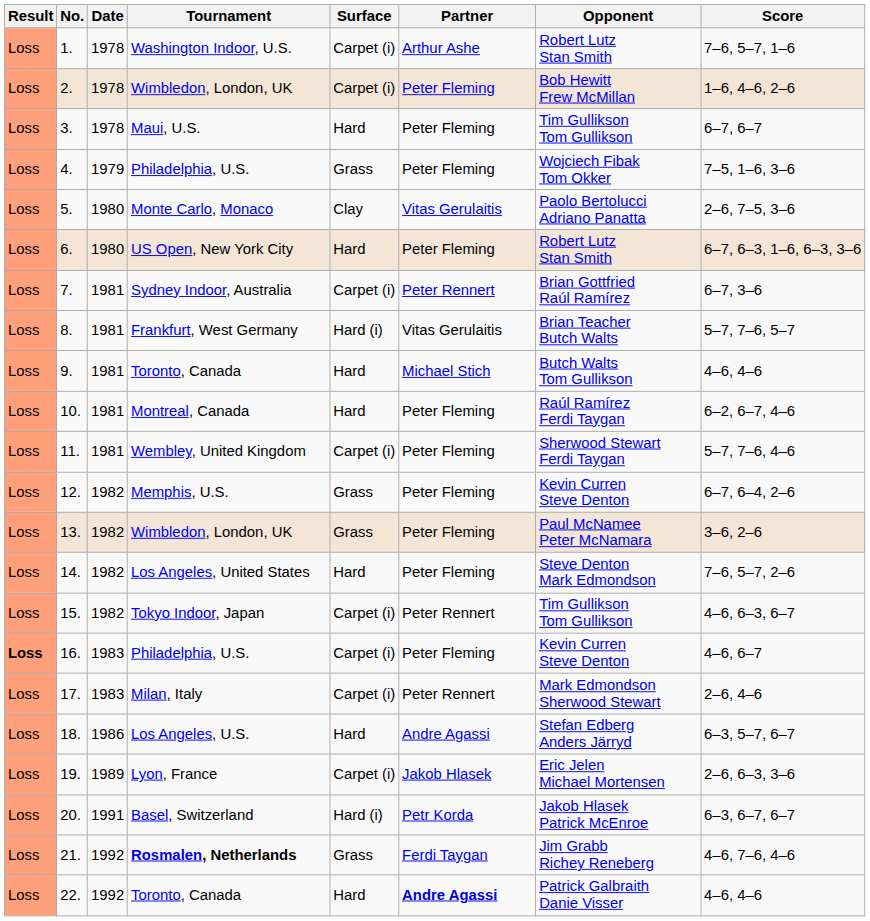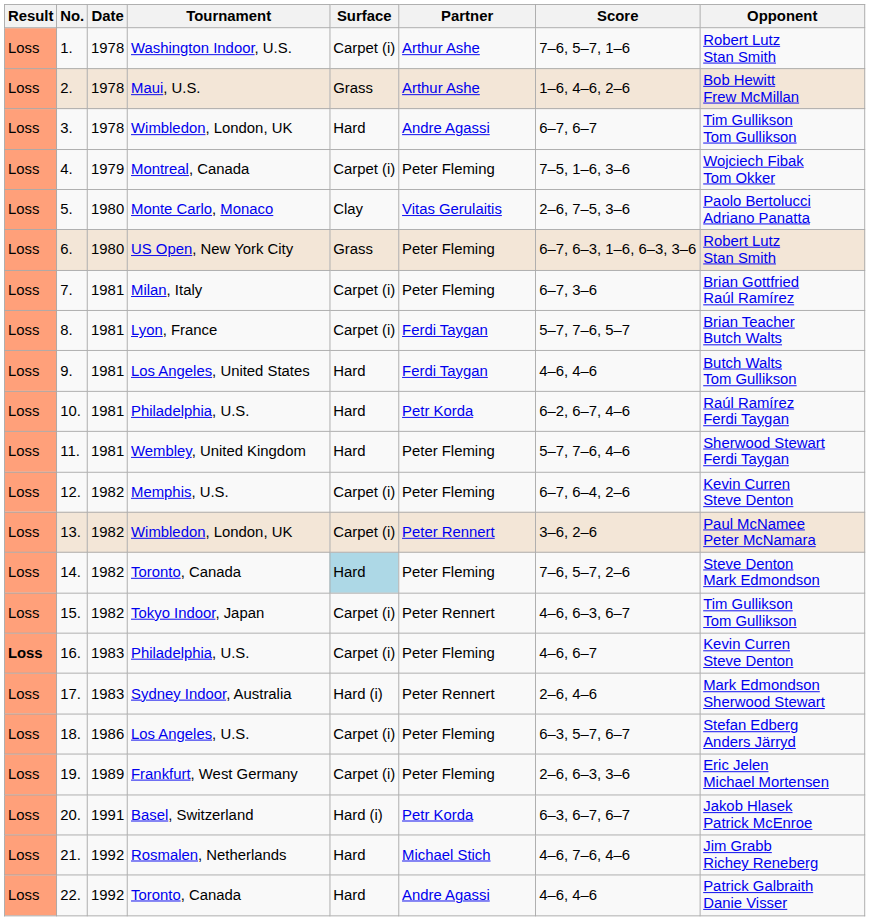columns swapped: (618, 16) <-> (783, 16)
(212, 88) Wimbledon, London, UK -> (166, 88) Maui, U.S.
(364, 88) Carpet (i) -> (353, 88) Grass
(448, 88) Peter Fleming -> (441, 88) Arthur Ashe
(166, 128) Maui, U.S. -> (212, 128) Wimbledon, London, UK
(448, 128) Peter Fleming -> (446, 128) Andre Agassi
(190, 169) Philadelphia, U.S. -> (190, 169) Montreal, Canada
(353, 169) Grass -> (364, 169) Carpet (i)
(349, 249) Hard -> (353, 249) Grass
(211, 290) Sydney Indoor, Australia -> (167, 290) Milan, Italy
(448, 290) Peter Rennert -> (448, 290) Peter Fleming
(214, 330) Frankfurt, West Germany -> (174, 330) Lyon, France
(358, 330) Hard (i) -> (364, 330) Carpet (i)
(452, 330) Vitas Gerulaitis -> (445, 330) Ferdi Taygan
(186, 370) Toronto, Canada -> (220, 370) Los Angeles, United States
(446, 370) Michael Stich -> (445, 370) Ferdi Taygan
(190, 411) Montreal, Canada -> (190, 411) Philadelphia, U.S.
(448, 411) Peter Fleming -> (438, 411) Petr Korda
(364, 451) Carpet (i) -> (349, 451) Hard
(353, 491) Grass -> (364, 491) Carpet (i)
(353, 532) Grass -> (364, 532) Carpet (i)
(448, 532) Peter Fleming -> (448, 532) Peter Rennert
(220, 572) Los Angeles, United States -> (186, 572) Toronto, Canada
(349, 572) no background -> (349, 572) lightblue background
(167, 693) Milan, Italy -> (211, 693) Sydney Indoor, Australia
(364, 693) Carpet (i) -> (358, 693) Hard (i)
(349, 734) Hard -> (364, 734) Carpet (i)
(446, 734) Andre Agassi -> (448, 734) Peter Fleming
(174, 774) Lyon, France -> (214, 774) Frankfurt, West Germany
(447, 774) Jakob Hlasek -> (448, 774) Peter Fleming
(214, 855) bold -> (209, 855) normal
(353, 855) Grass -> (349, 855) Hard
(445, 855) Ferdi Taygan -> (446, 855) Michael Stich
(450, 895) bold -> (446, 895) normal
